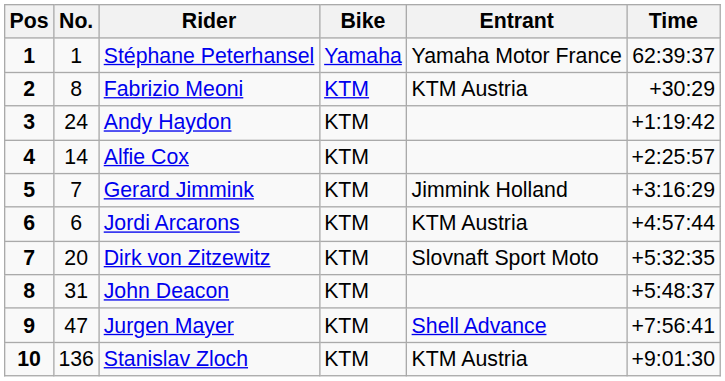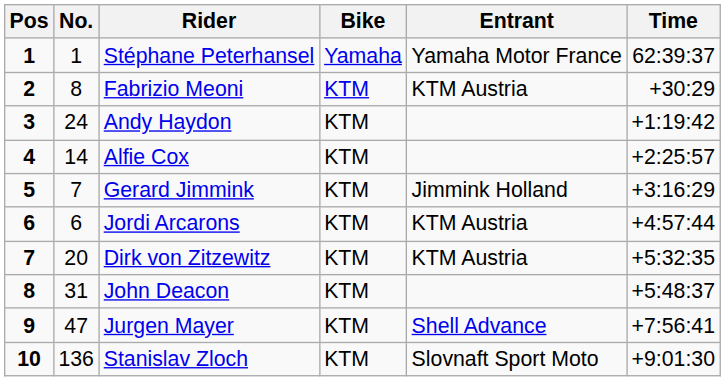(505, 257) Slovnaft Sport Moto -> (470, 257) KTM Austria
(470, 358) KTM Austria -> (505, 358) Slovnaft Sport Moto
